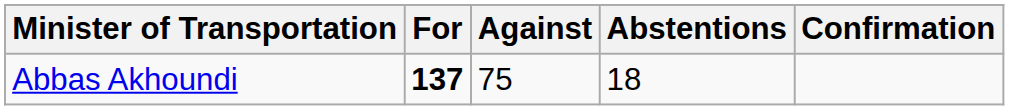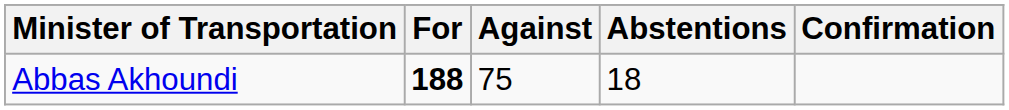(437, 78) 137 -> (437, 78) 188
